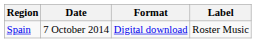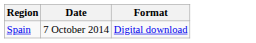- column: (221, 12)
